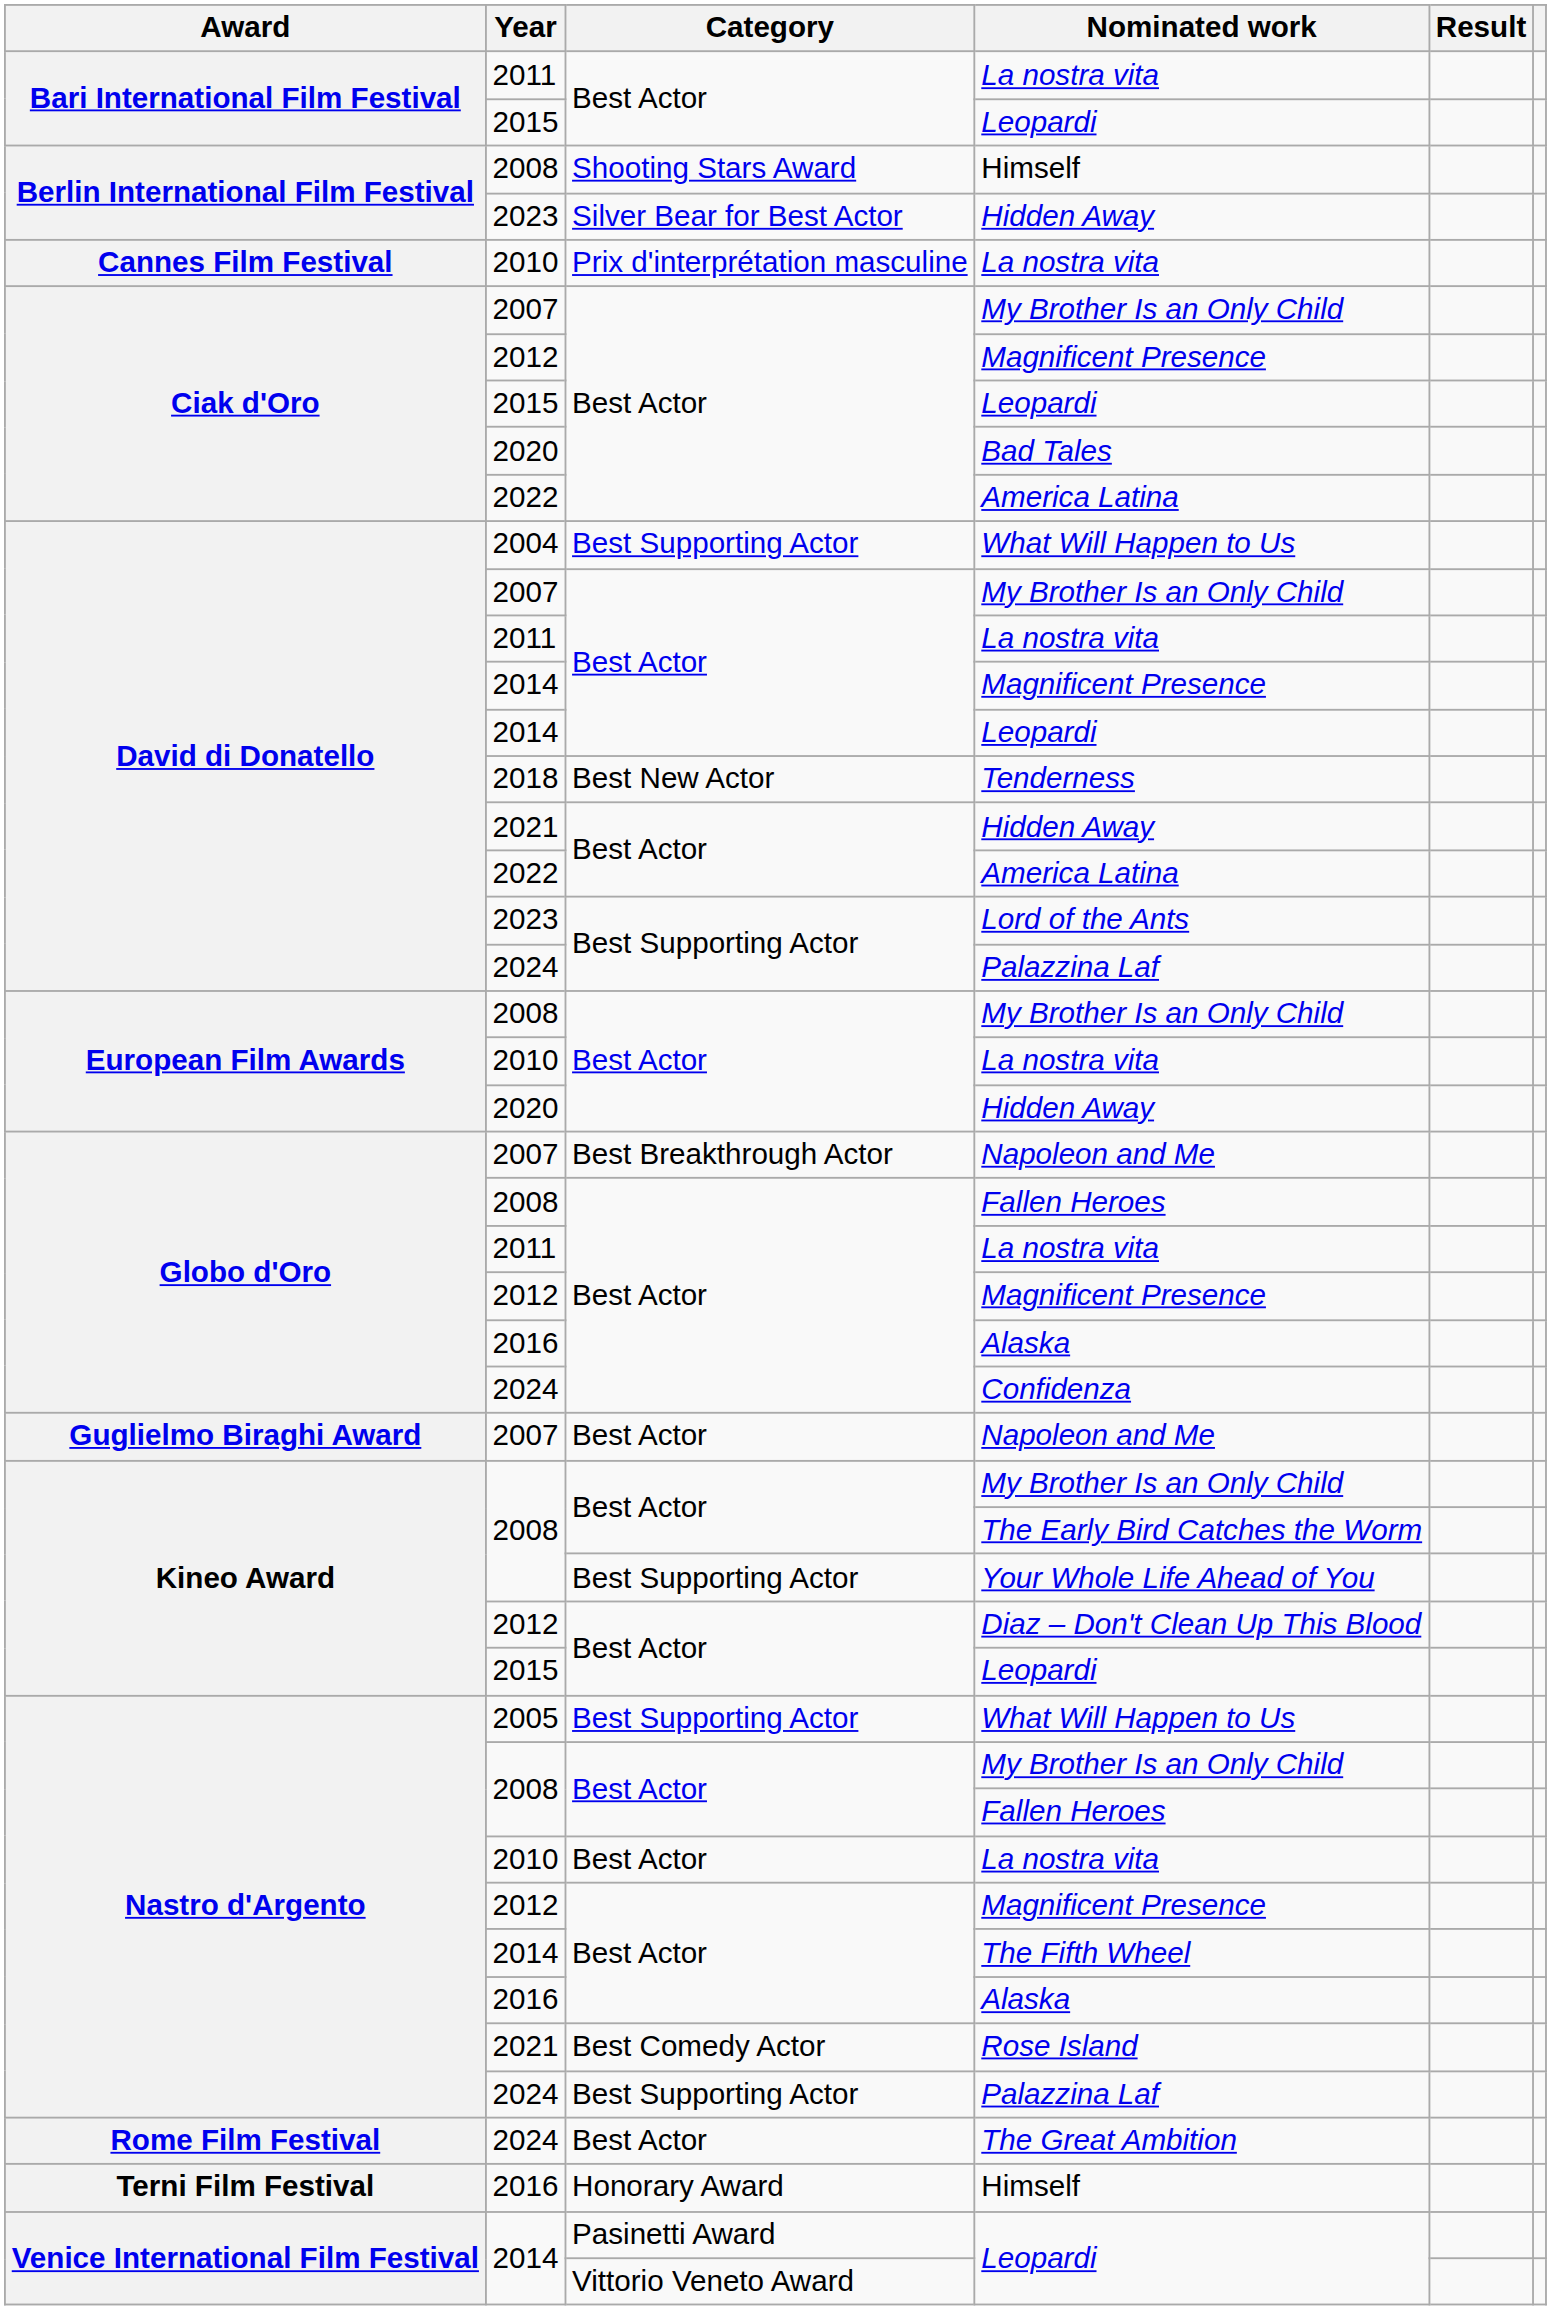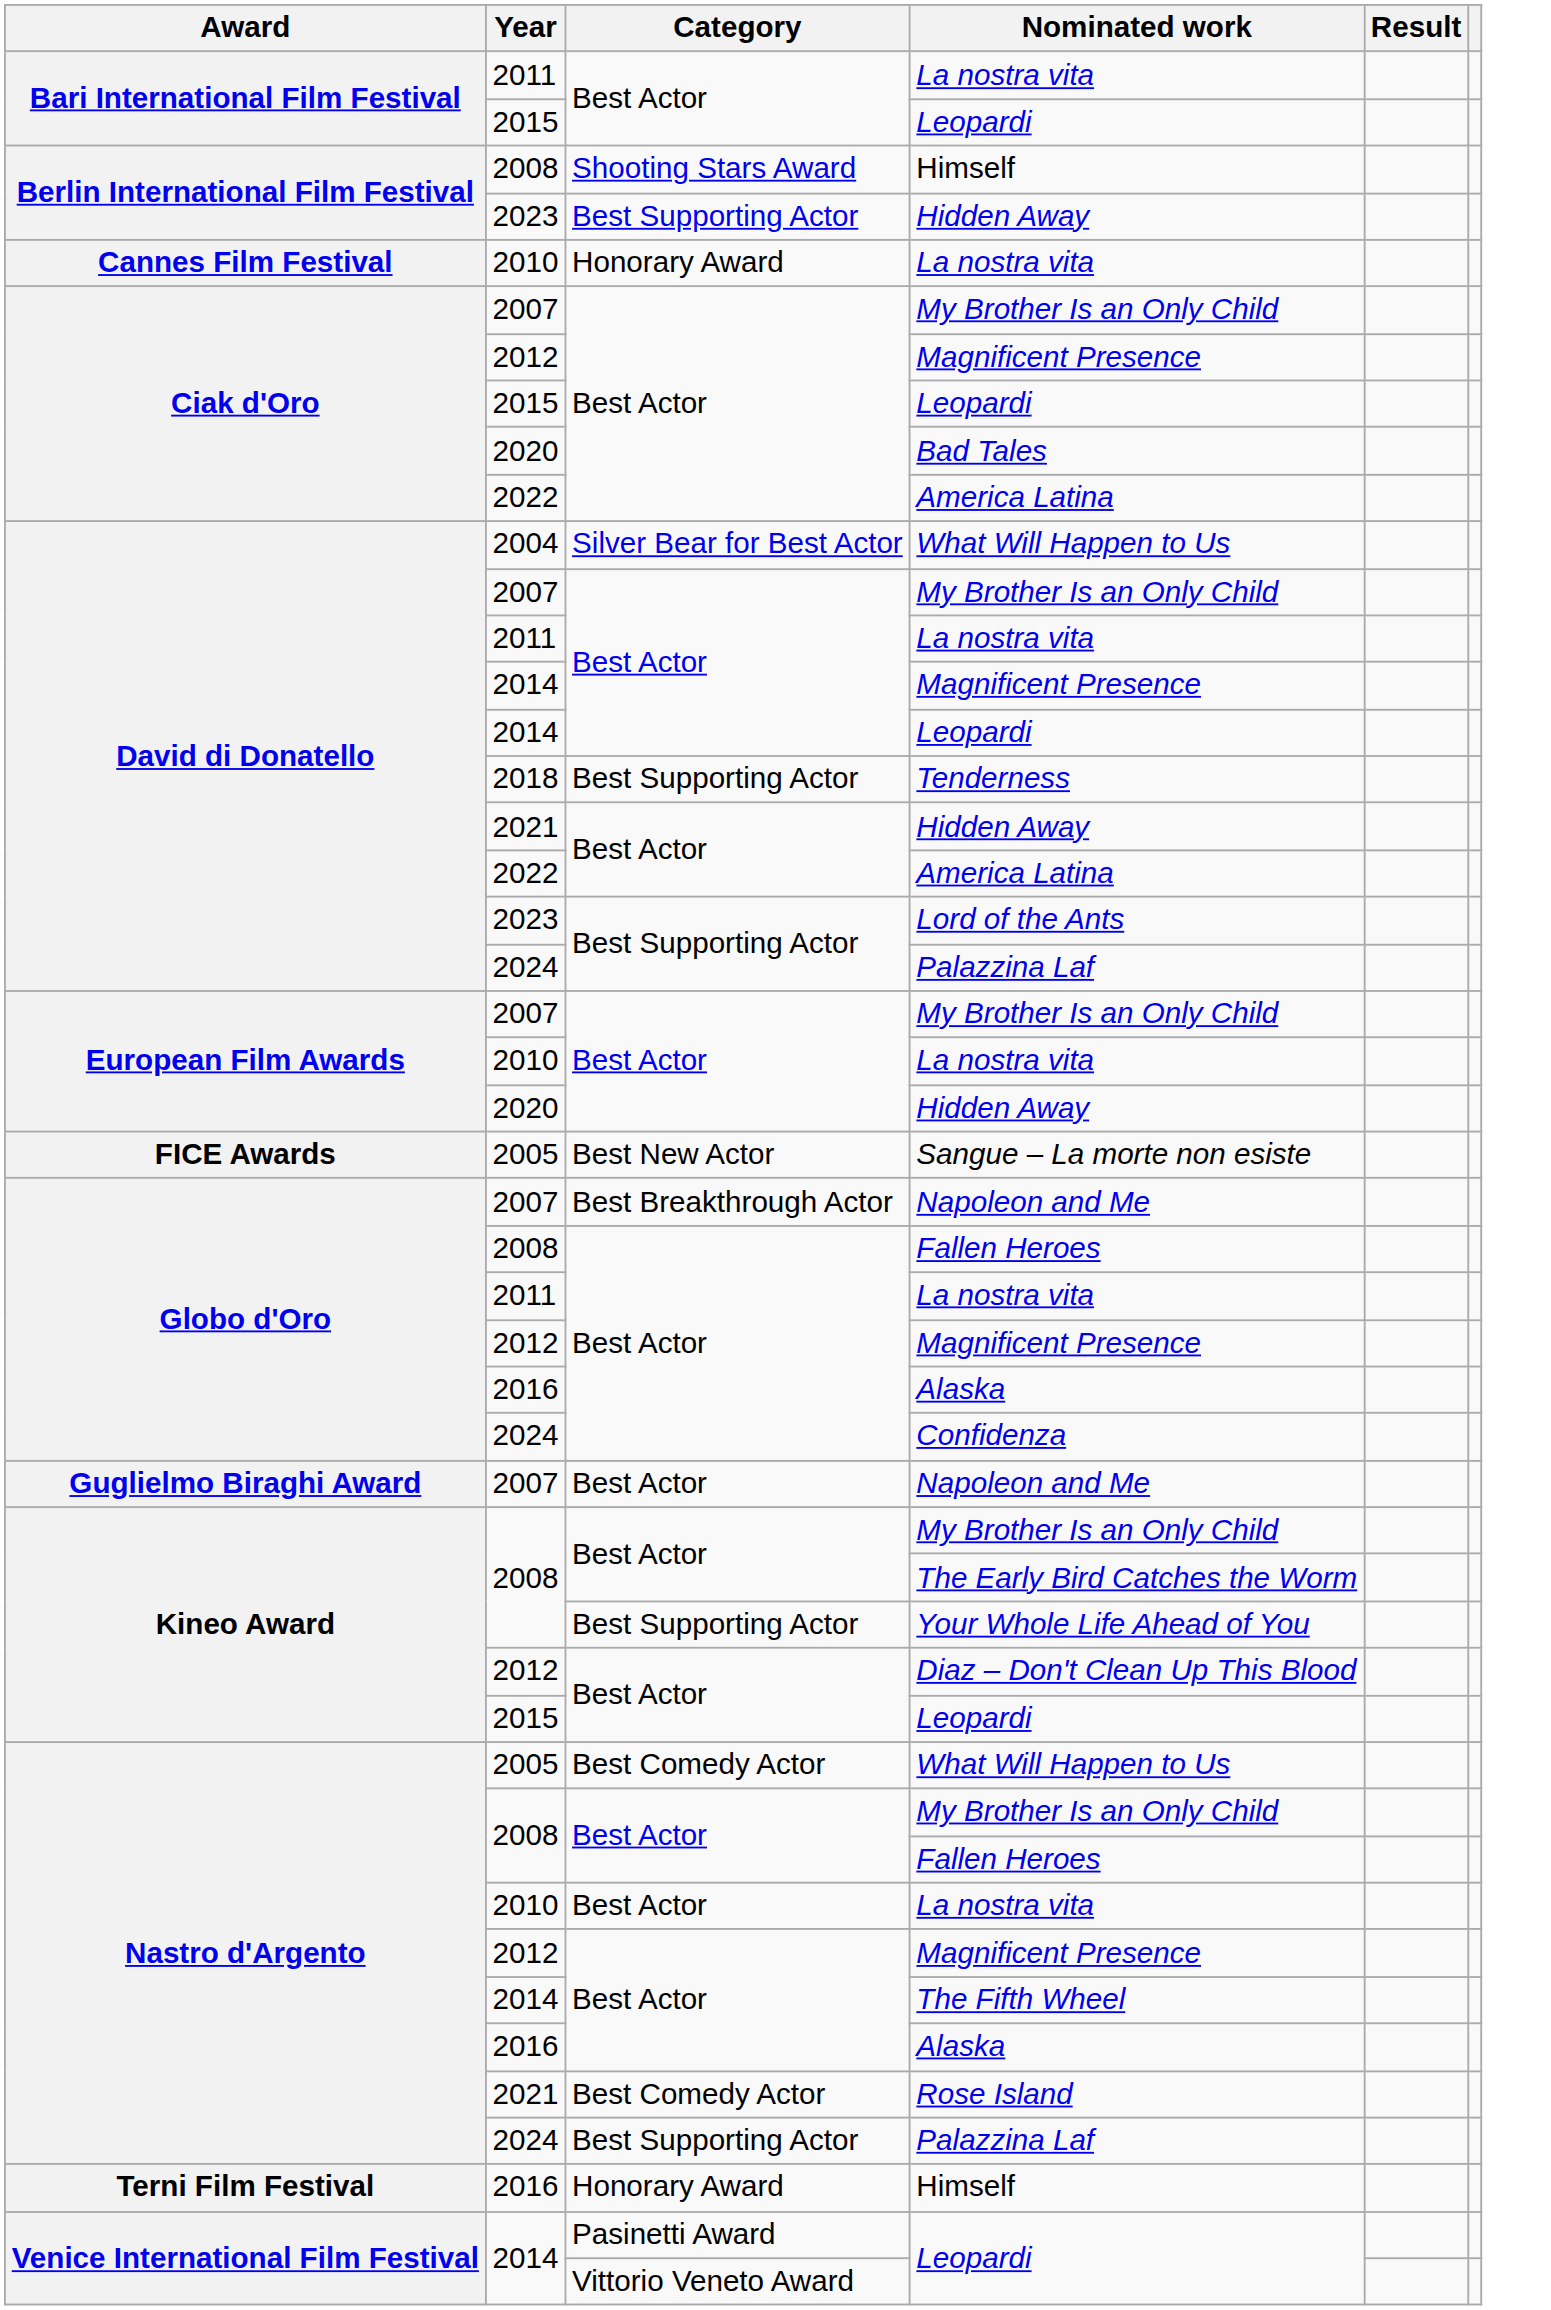(737, 215) Silver Bear for Best Actor -> (715, 215) Best Supporting Actor
(770, 262) Prix d'interprétation masculine -> (678, 262) Honorary Award
(715, 544) Best Supporting Actor -> (737, 544) Silver Bear for Best Actor
(673, 779) Best New Actor -> (715, 779) Best Supporting Actor
(525, 1013) 2008 -> (525, 1013) 2007
+ row: (245, 1154)
(715, 1717) Best Supporting Actor -> (699, 1764) Best Comedy Actor
- row: (245, 2140)
